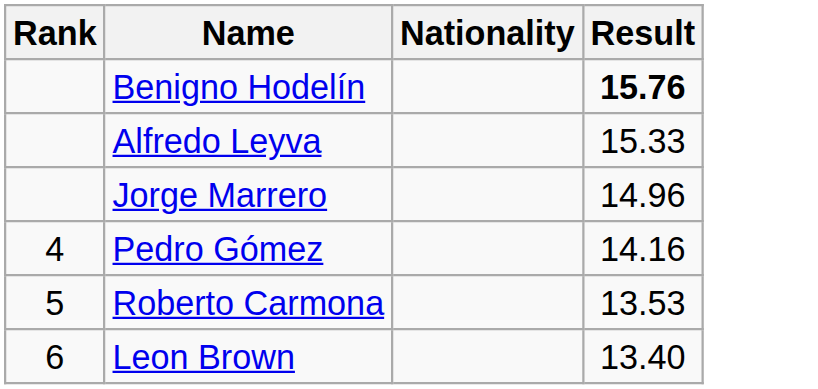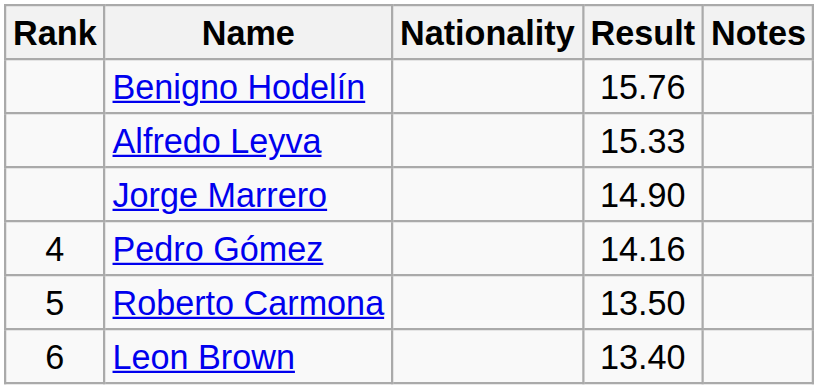+ column: (758, 32)
(643, 87) bold -> (643, 87) normal
(643, 195) 14.96 -> (643, 195) 14.90
(643, 303) 13.53 -> (643, 303) 13.50
